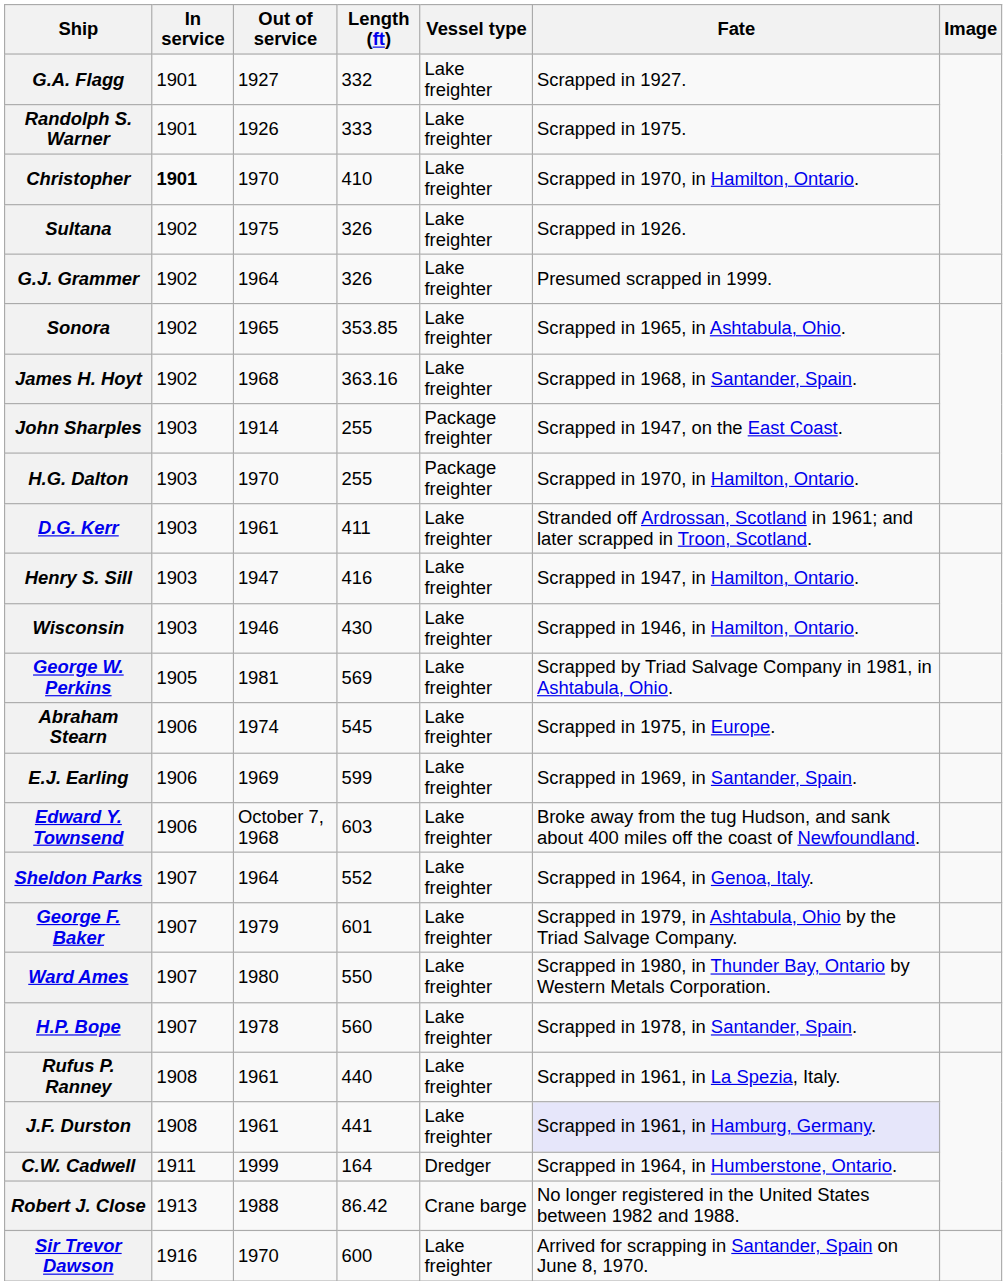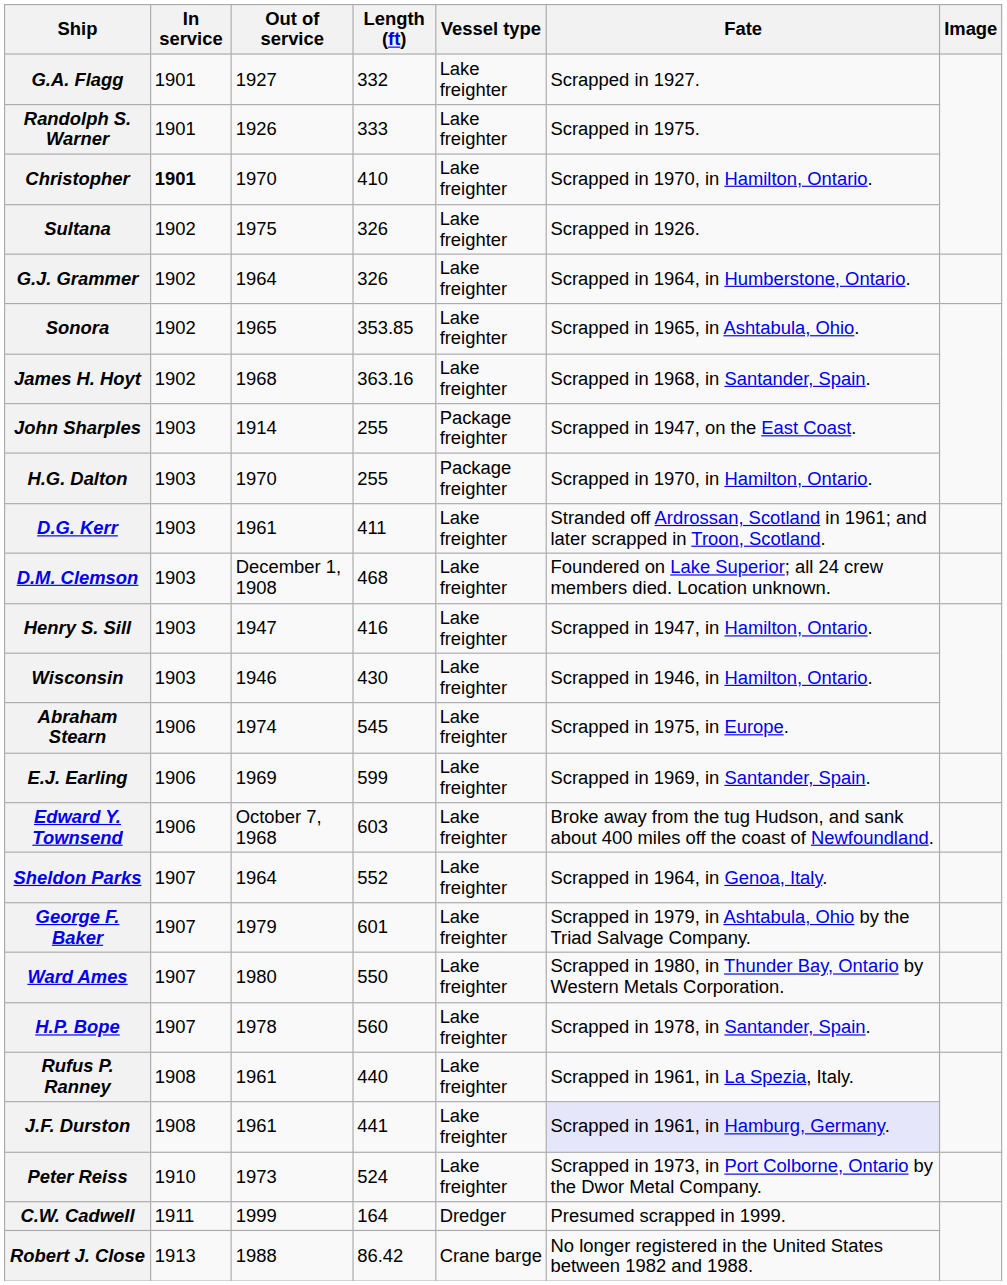(655, 278) Presumed scrapped in 1999. -> (731, 278) Scrapped in 1964, in Humberstone, Ontario.
+ row: (78, 578)
- row: (78, 677)
+ row: (78, 1176)
(717, 1166) Scrapped in 1964, in Humberstone, Ontario. -> (668, 1216) Presumed scrapped in 1999.
- row: (78, 1255)
